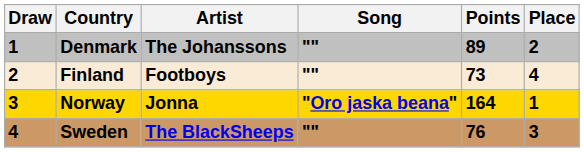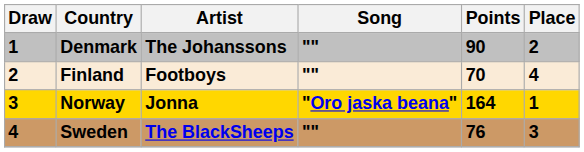(476, 47) 89 -> (476, 47) 90
(476, 75) 73 -> (476, 75) 70
